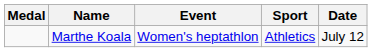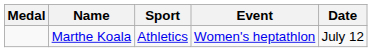columns swapped: (290, 15) <-> (198, 15)
